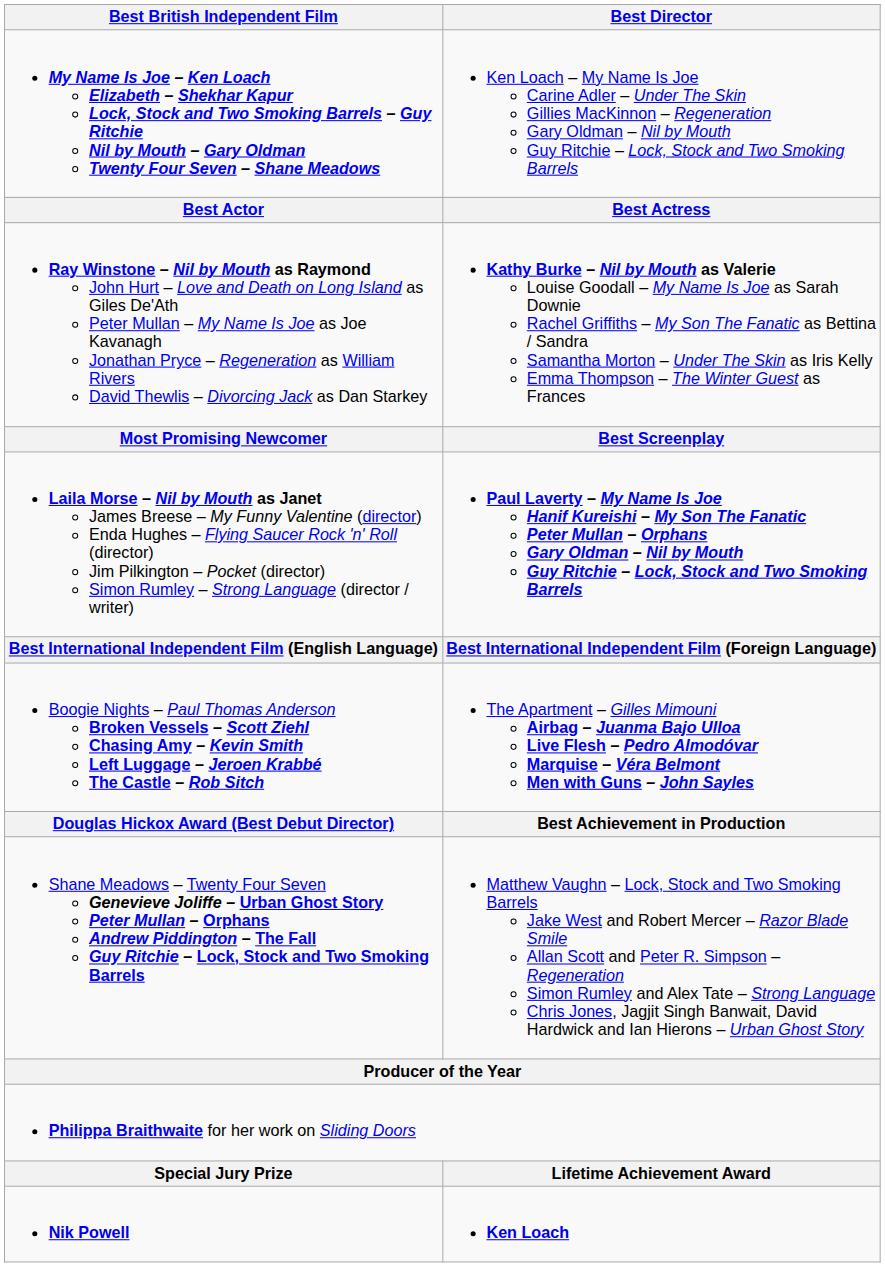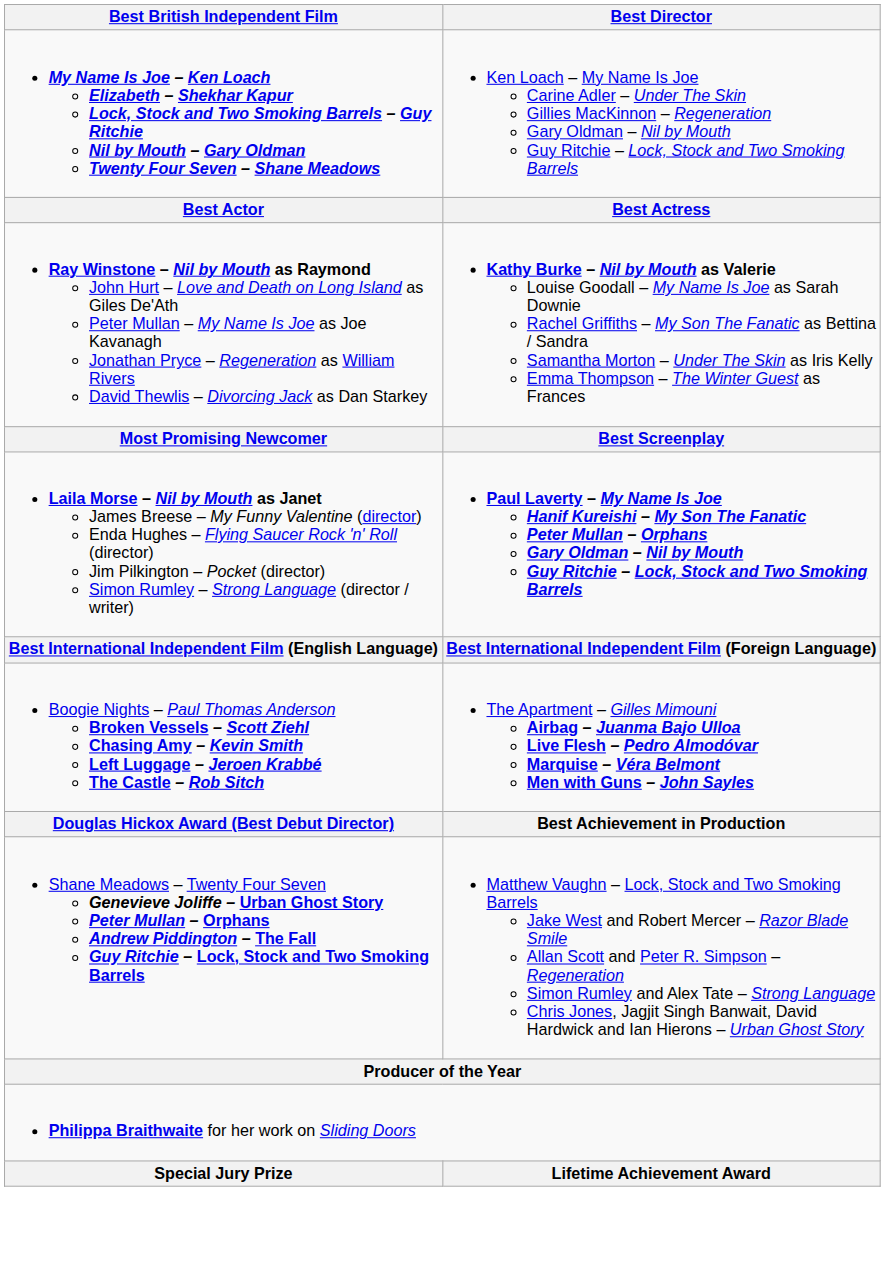- row: (223, 1233)
